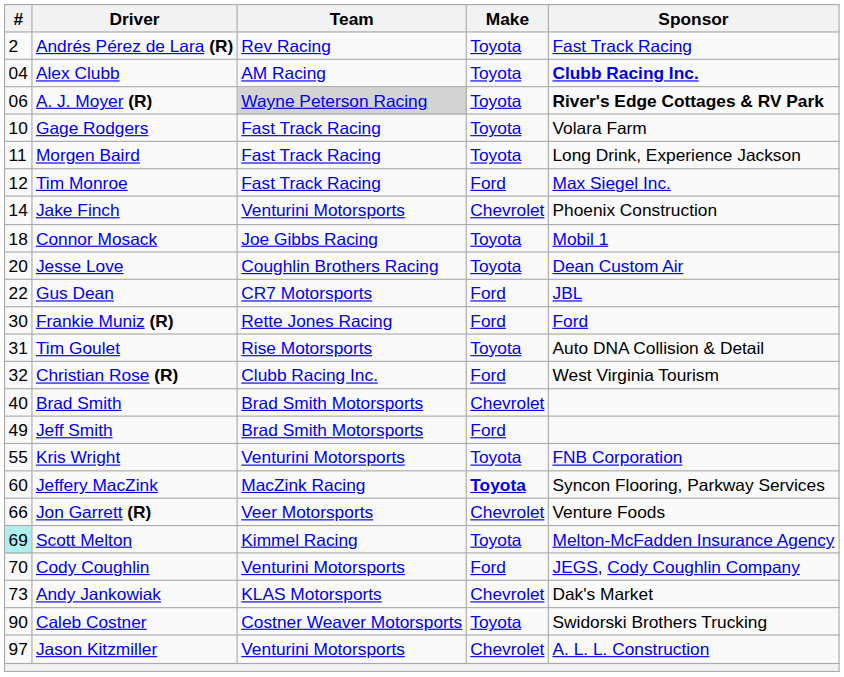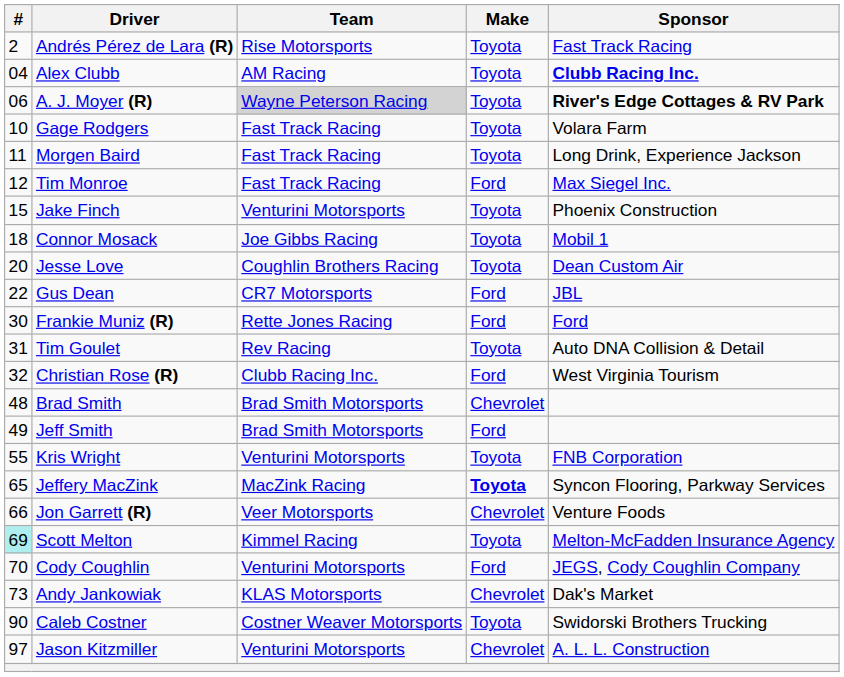(286, 46) Rev Racing -> (307, 46) Rise Motorsports
(18, 210) 14 -> (18, 210) 15
(507, 210) Chevrolet -> (496, 210) Toyota
(307, 348) Rise Motorsports -> (286, 348) Rev Racing
(18, 403) 40 -> (18, 403) 48
(18, 485) 60 -> (18, 485) 65
